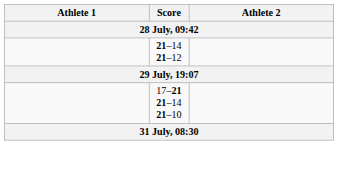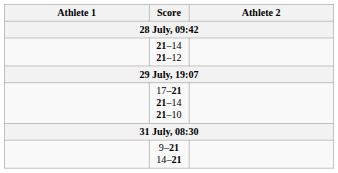+ row: (169, 154)
